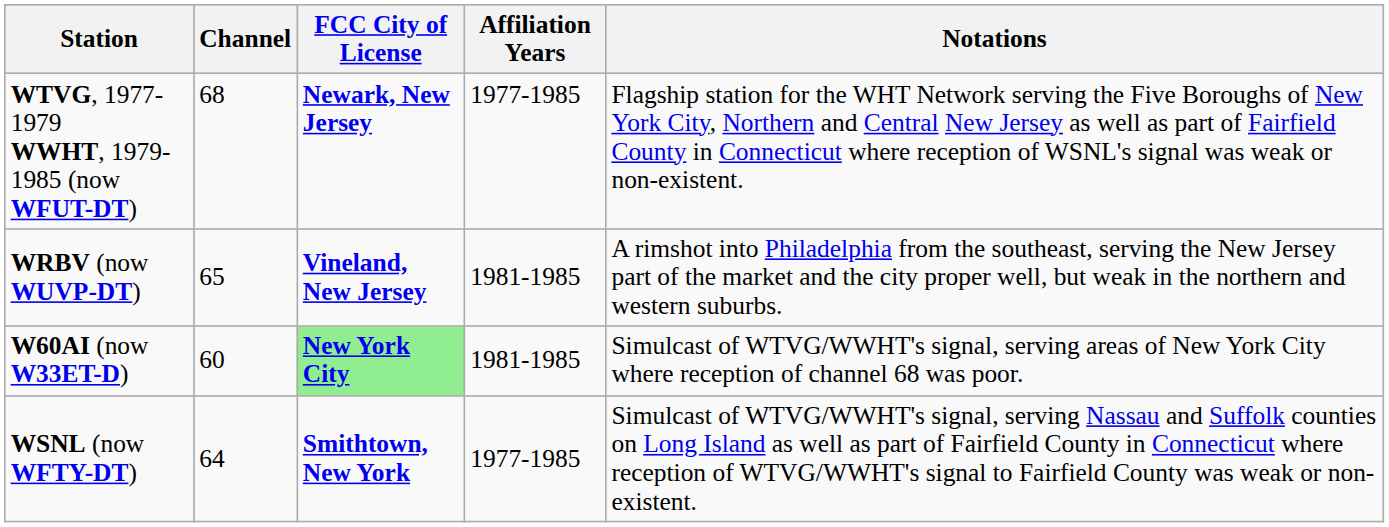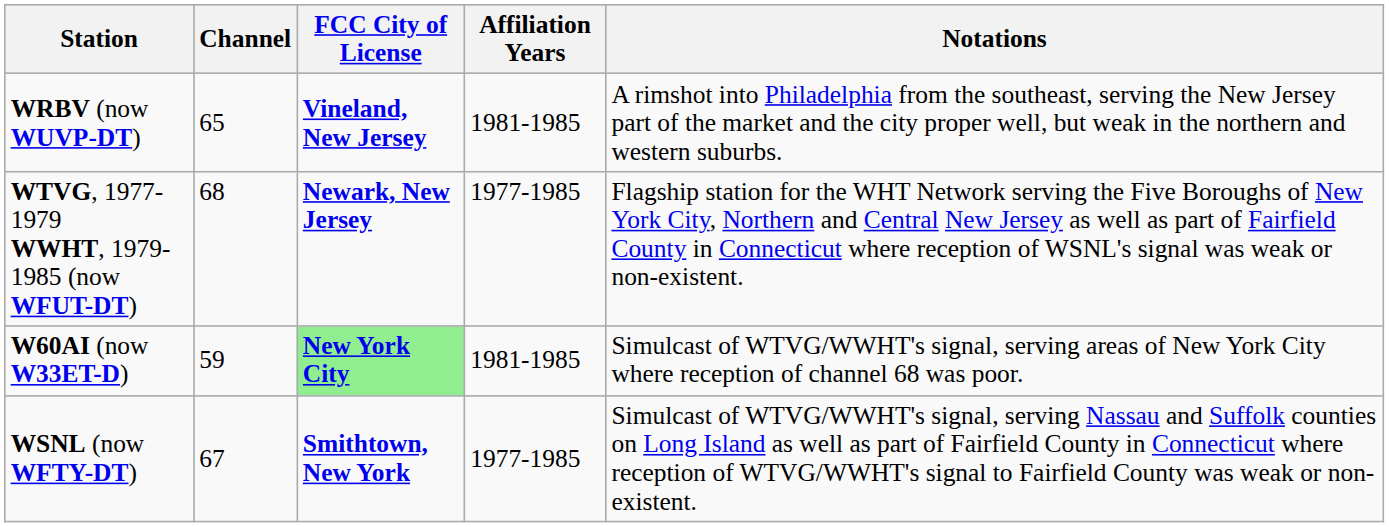rows swapped: (91, 150) <-> (80, 277)
(212, 360) 60 -> (212, 360) 59
(212, 457) 64 -> (212, 457) 67
